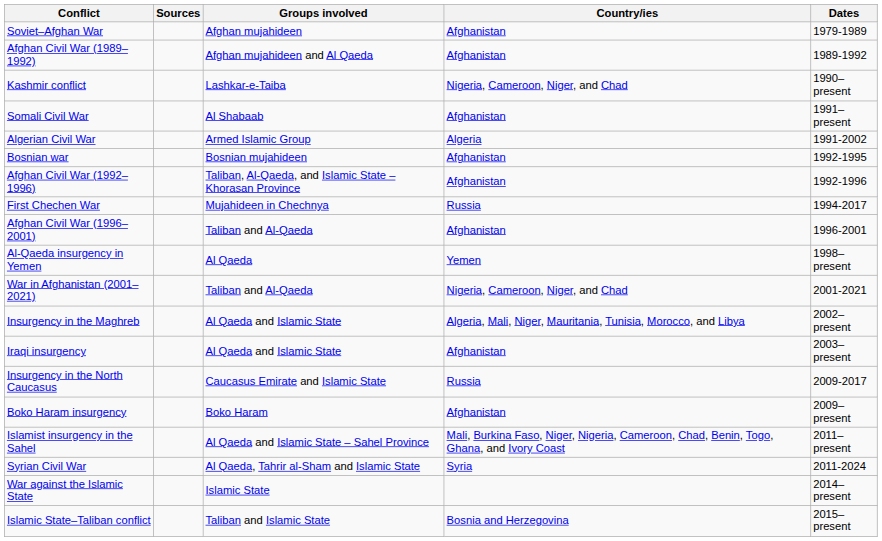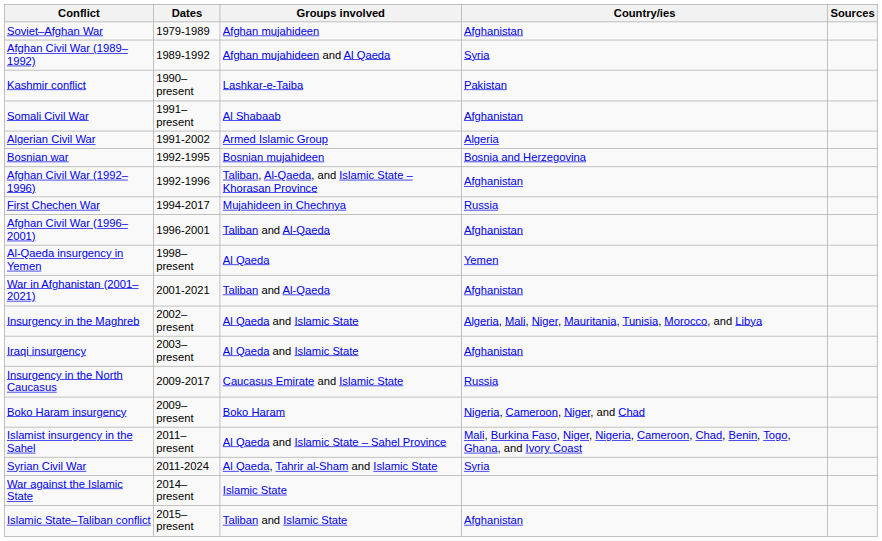columns swapped: (844, 13) <-> (178, 13)
(476, 55) Afghanistan -> (477, 55) Syria
(537, 85) Nigeria, Cameroon, Niger, and Chad -> (485, 85) Pakistan
(476, 157) Afghanistan -> (525, 157) Bosnia and Herzegovina
(537, 290) Nigeria, Cameroon, Niger, and Chad -> (493, 290) Afghanistan
(476, 412) Afghanistan -> (554, 412) Nigeria, Cameroon, Niger, and Chad
(508, 520) Bosnia and Herzegovina -> (493, 520) Afghanistan
